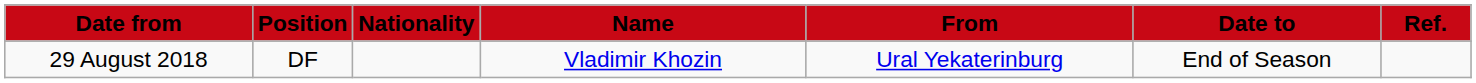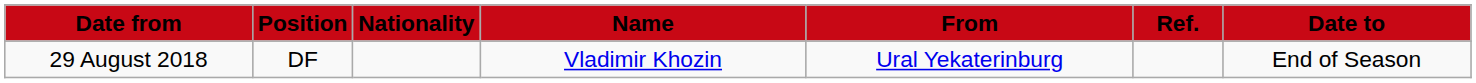columns swapped: (1257, 23) <-> (1426, 23)
